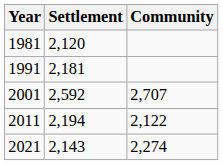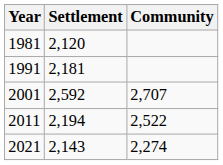(149, 120) 2,122 -> (149, 120) 2,522
